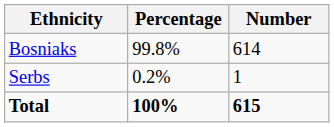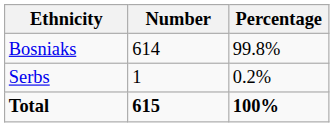columns swapped: (279, 19) <-> (178, 19)
